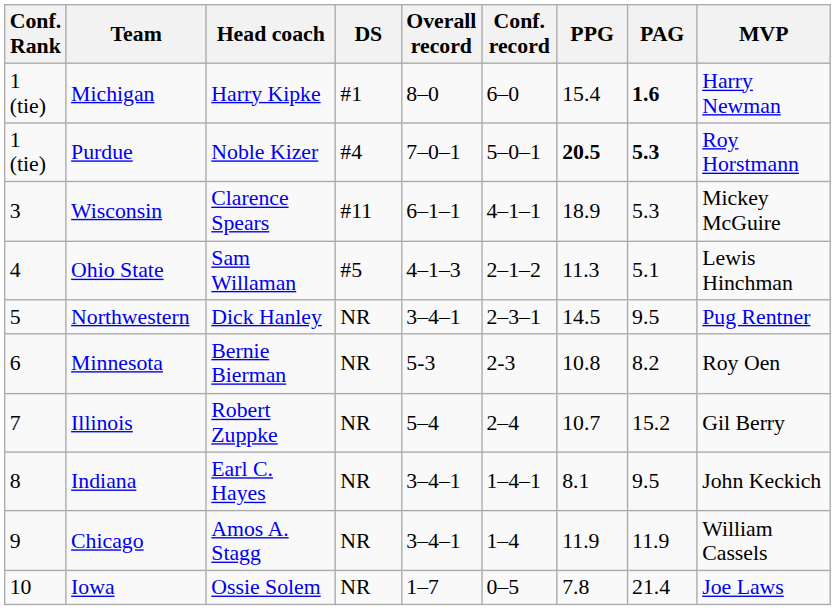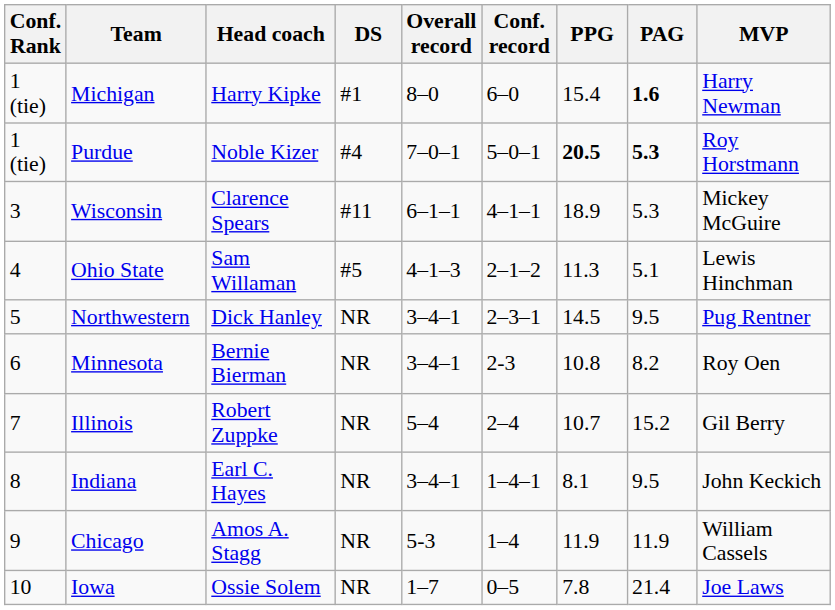(421, 363) 5-3 -> (434, 363) 3–4–1
(434, 540) 3–4–1 -> (421, 540) 5-3
